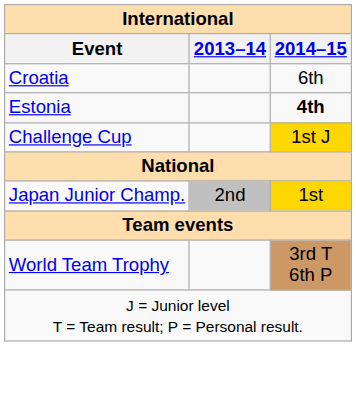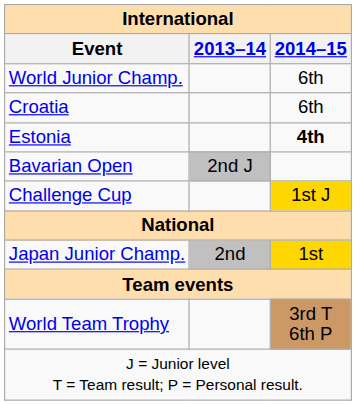+ row: (96, 78)
+ row: (71, 166)
